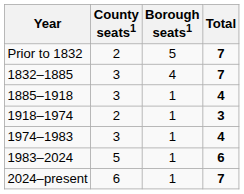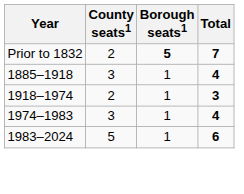(172, 54) normal -> (167, 54) bold
- row: (40, 74)
- row: (48, 178)
